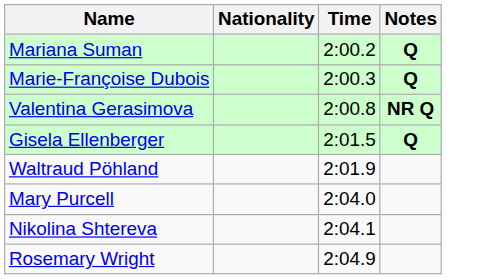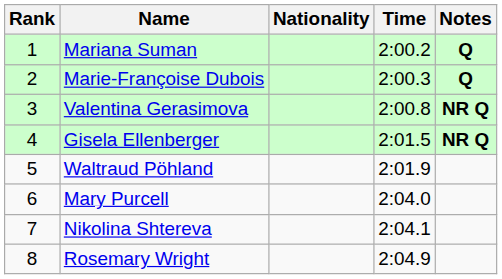+ column: (32, 19)
(411, 139) Q -> (466, 139) NR Q
